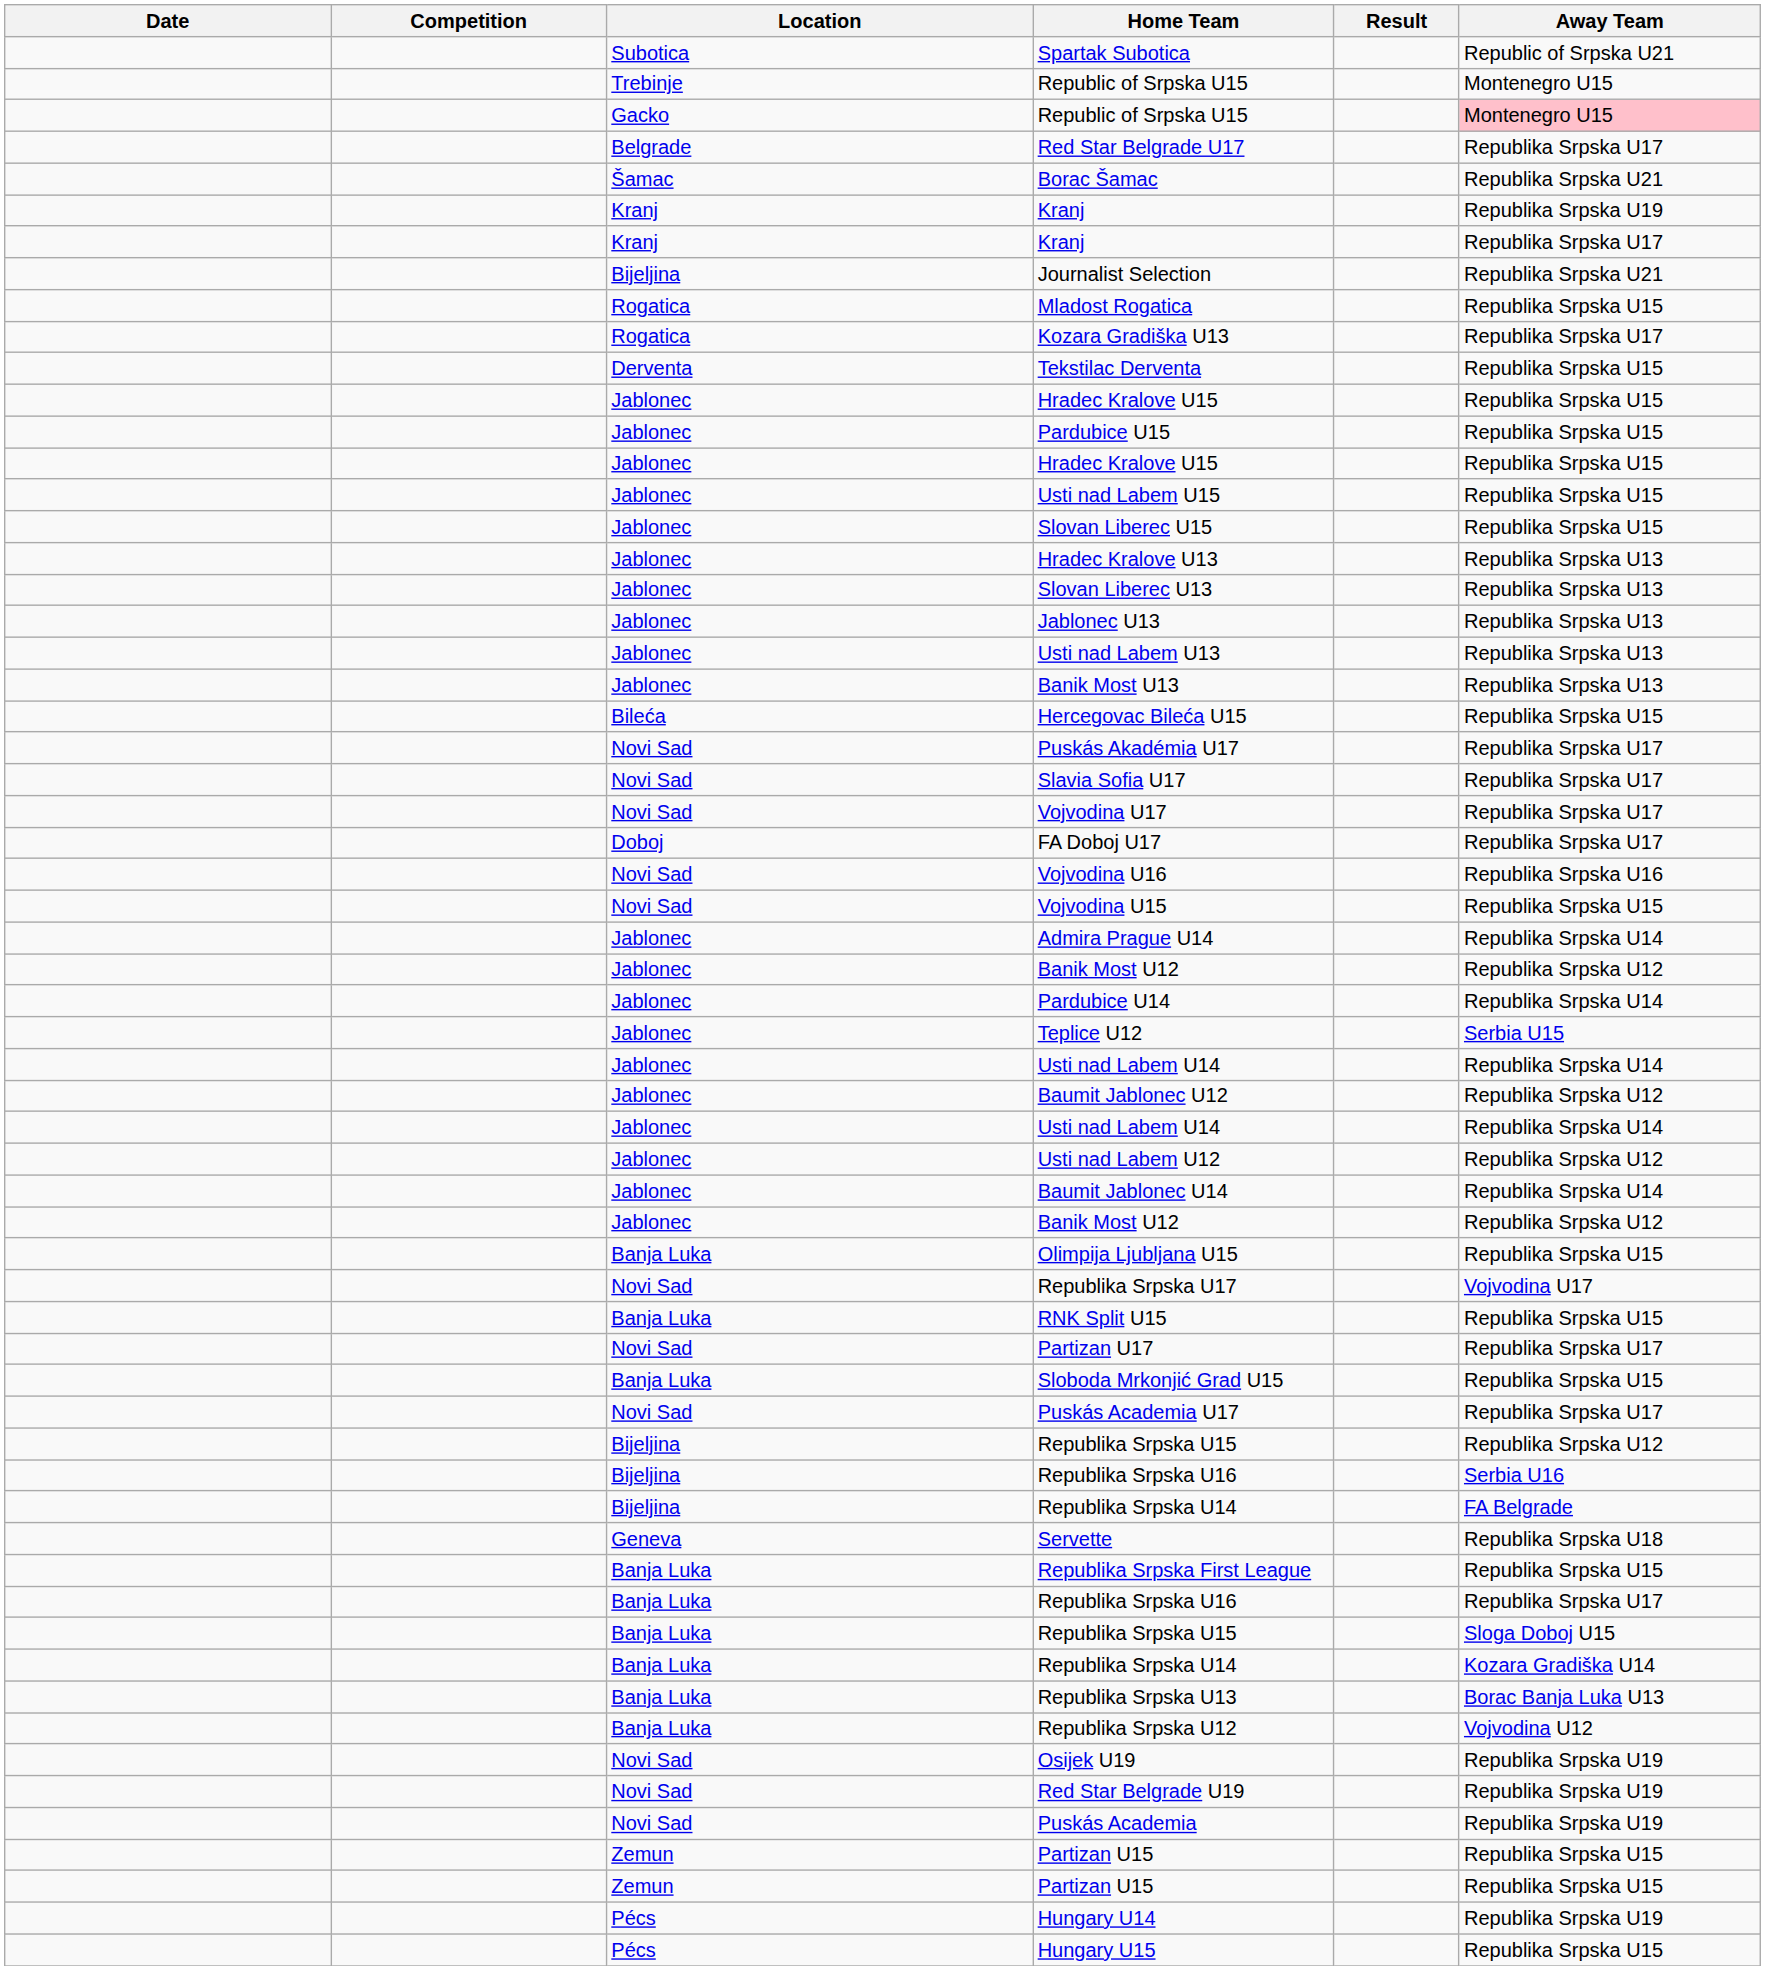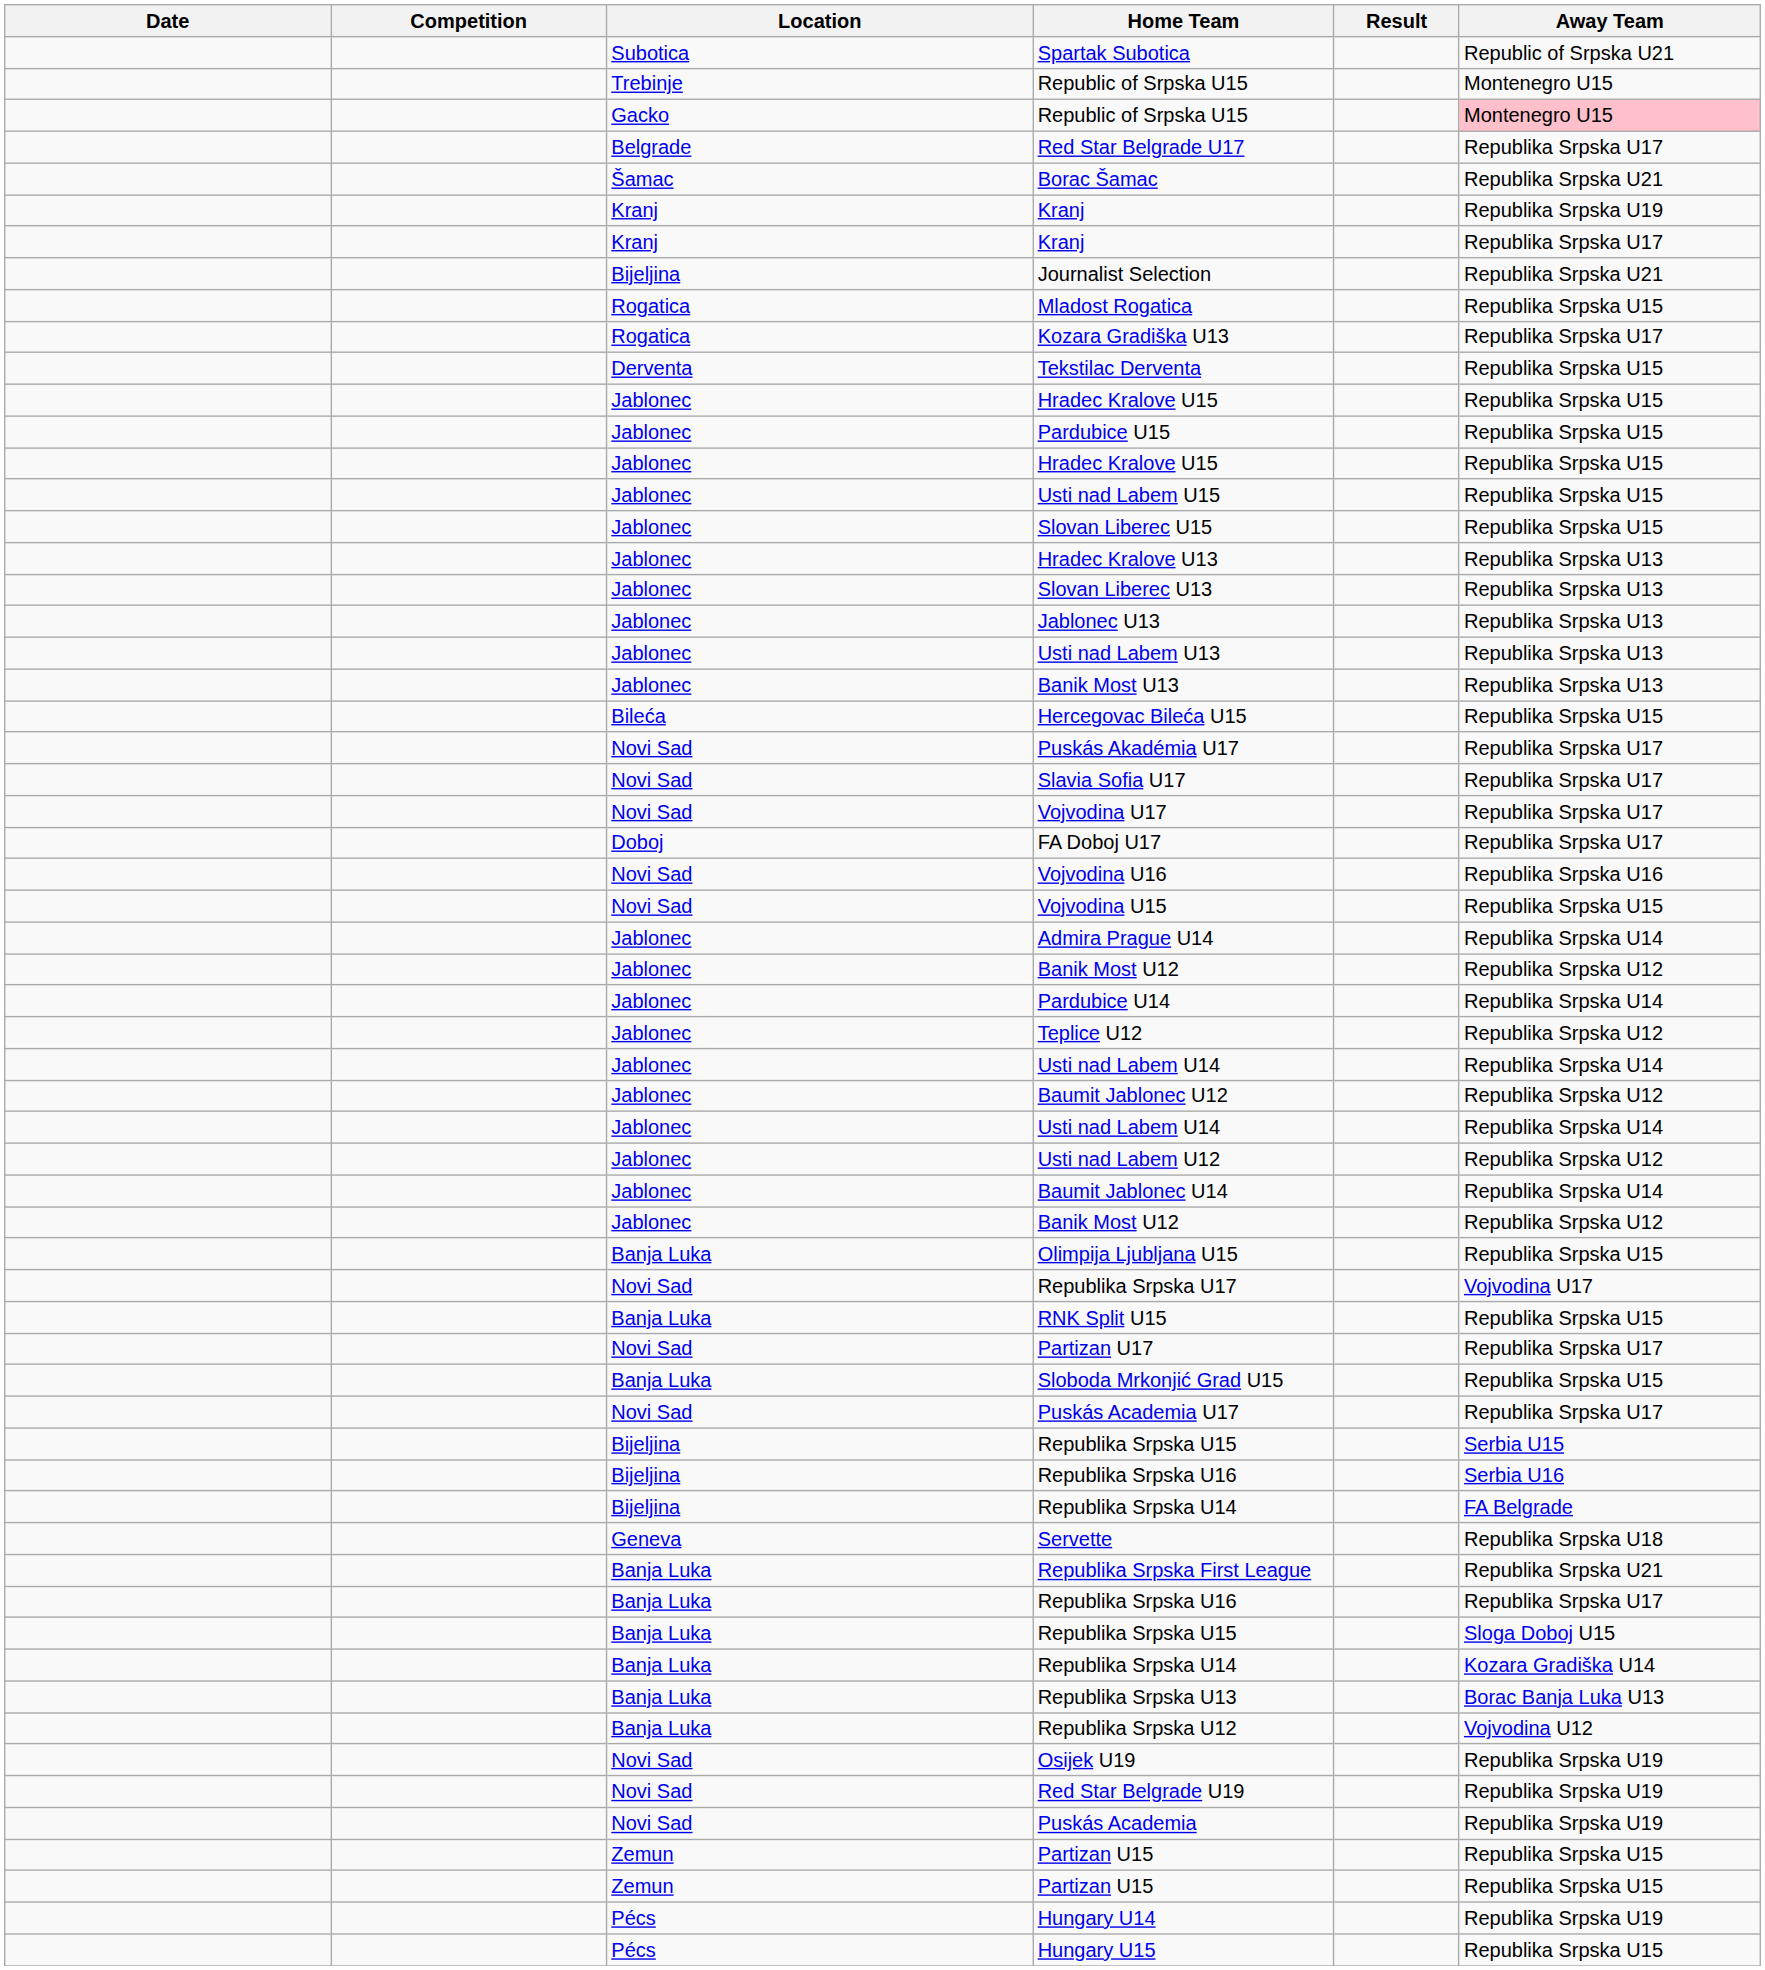(1514, 1033) Serbia U15 -> (1563, 1033) Republika Srpska U12
(1563, 1444) Republika Srpska U12 -> (1514, 1444) Serbia U15
(1563, 1570) Republika Srpska U15 -> (1563, 1570) Republika Srpska U21
